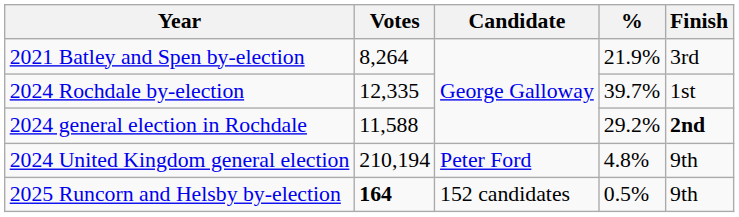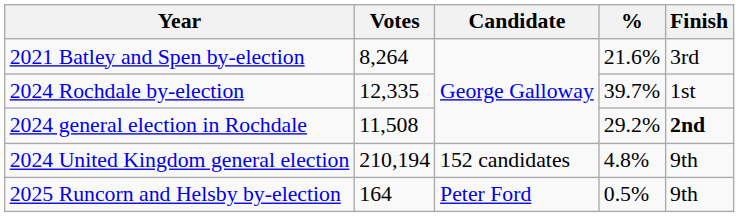(632, 56) 21.9% -> (632, 56) 21.6%
(389, 125) 11,588 -> (389, 125) 11,508
(486, 159) Peter Ford -> (505, 159) 152 candidates
(376, 194) bold -> (376, 194) normal
(505, 194) 152 candidates -> (486, 194) Peter Ford
